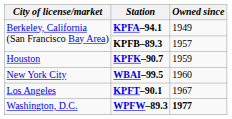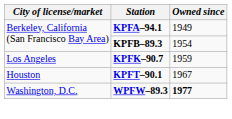(182, 43) 1957 -> (182, 43) 1954
(23, 59) Houston -> (31, 59) Los Angeles
- row: (138, 75)
(31, 91) Los Angeles -> (23, 75) Houston
